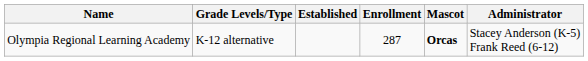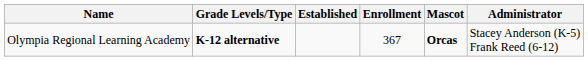(235, 39) normal -> (237, 39) bold
(392, 39) 287 -> (392, 39) 367
